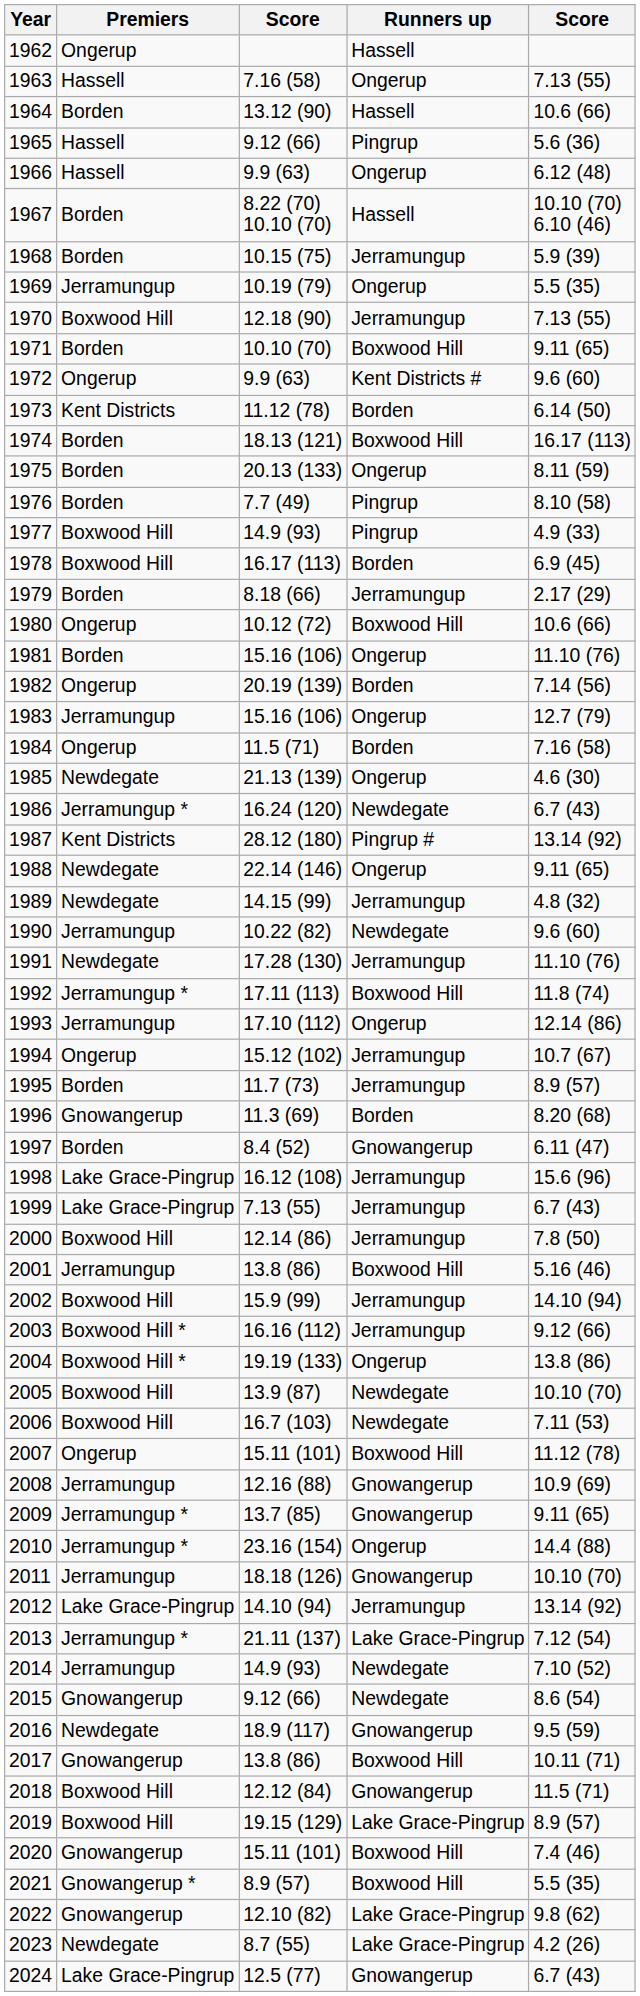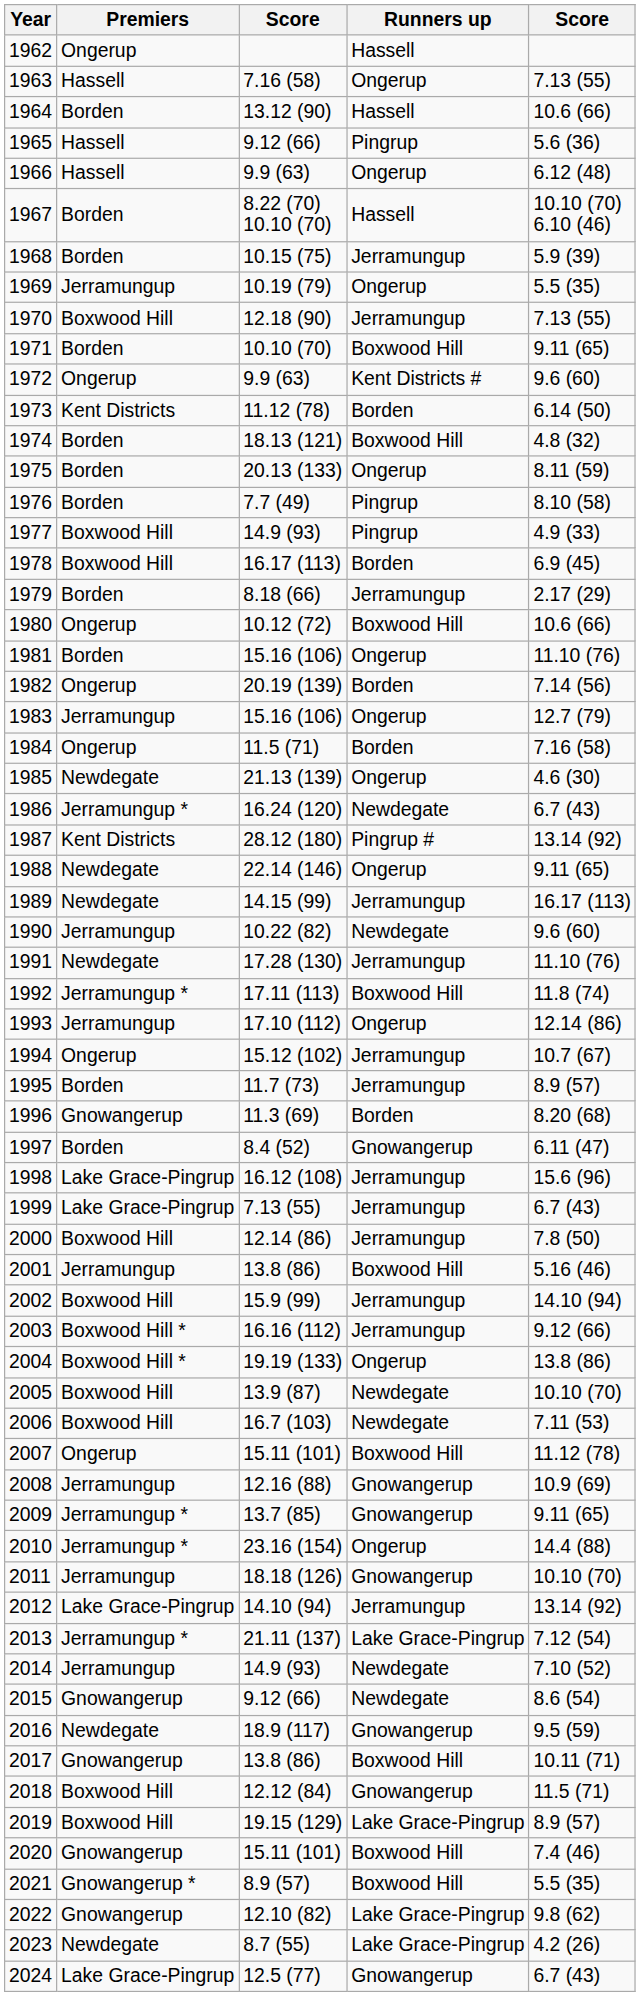(582, 440) 16.17 (113) -> (567, 440) 4.8 (32)
(567, 901) 4.8 (32) -> (582, 901) 16.17 (113)
